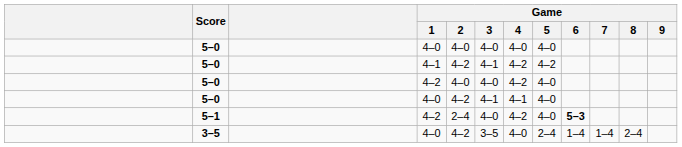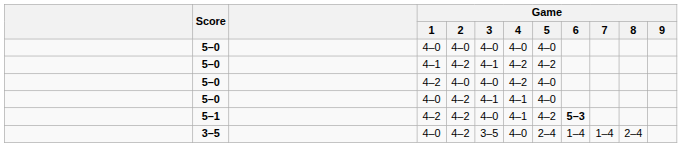(460, 116) 2–4 -> (460, 116) 4–2
(518, 116) 4–2 -> (518, 116) 4–1
(547, 116) 4–0 -> (547, 116) 4–2
